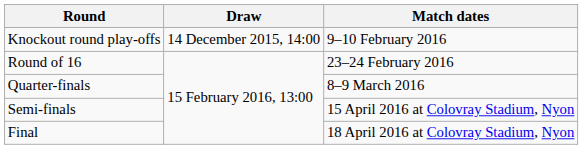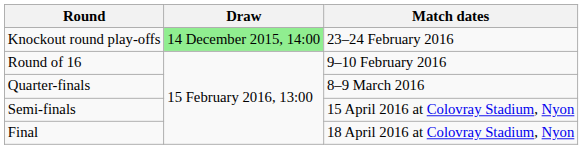(244, 39) no background -> (244, 39) lightgreen background
(387, 39) 9–10 February 2016 -> (390, 39) 23–24 February 2016
(390, 62) 23–24 February 2016 -> (387, 62) 9–10 February 2016
